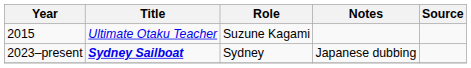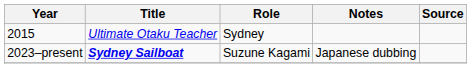(266, 33) Suzune Kagami -> (243, 33) Sydney
(243, 53) Sydney -> (266, 53) Suzune Kagami
